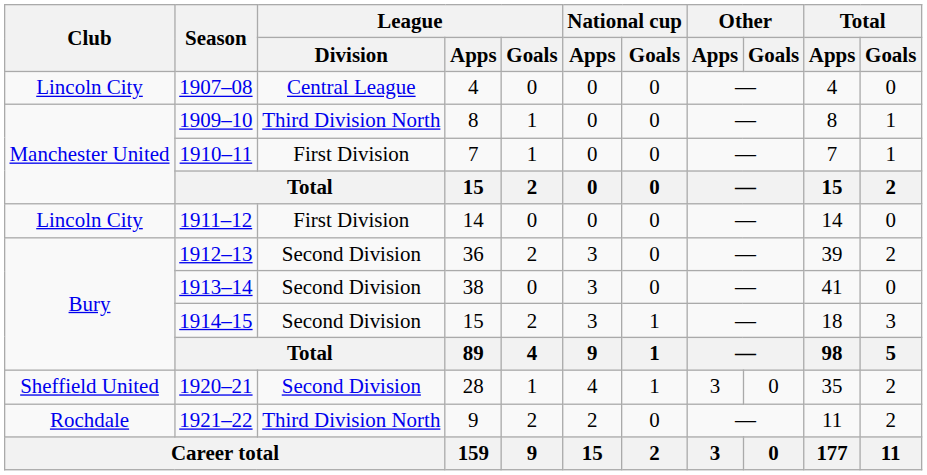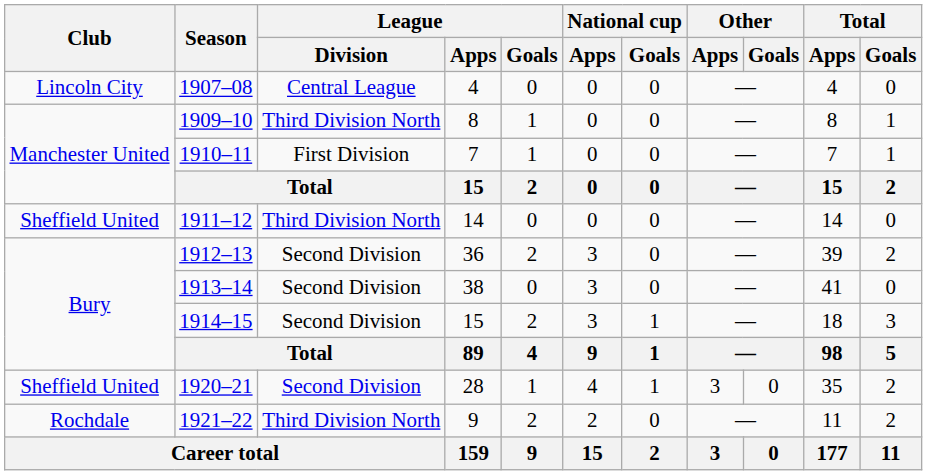(90, 220) Lincoln City -> (90, 220) Sheffield United
(351, 220) First Division -> (351, 220) Third Division North
